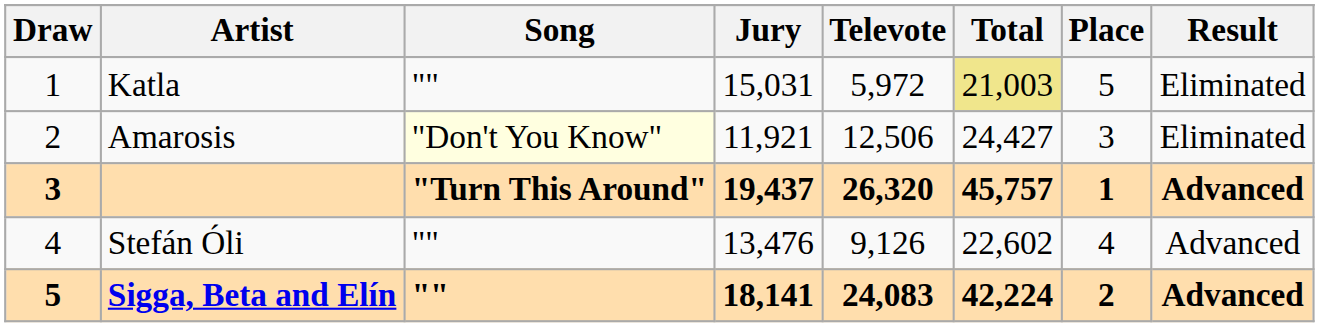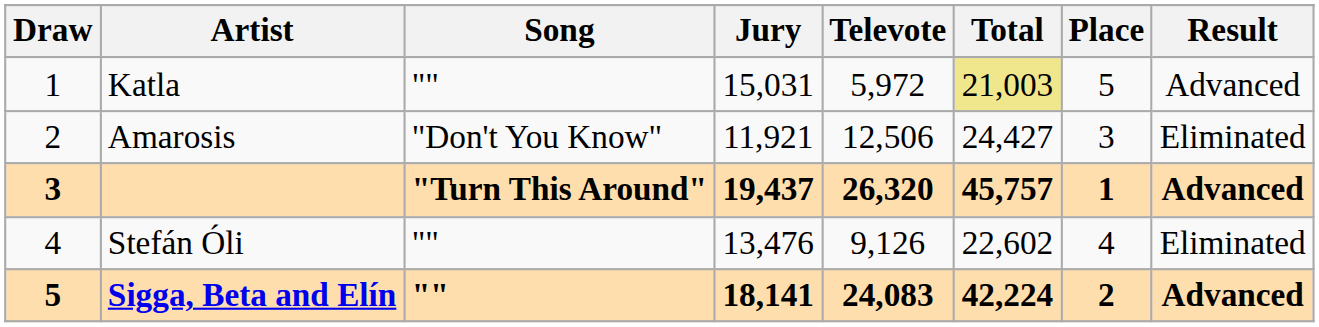(1233, 83) Eliminated -> (1233, 83) Advanced
(537, 136) lightyellow background -> (537, 136) no background
(1233, 242) Advanced -> (1233, 242) Eliminated
